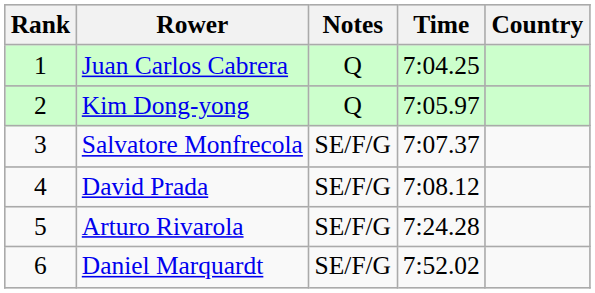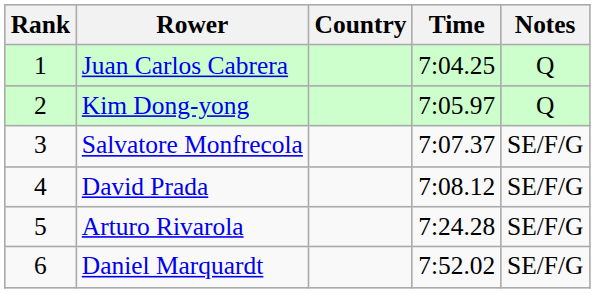columns swapped: (537, 24) <-> (353, 24)
